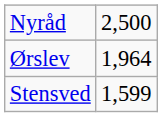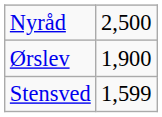(126, 58) 1,964 -> (126, 58) 1,900
